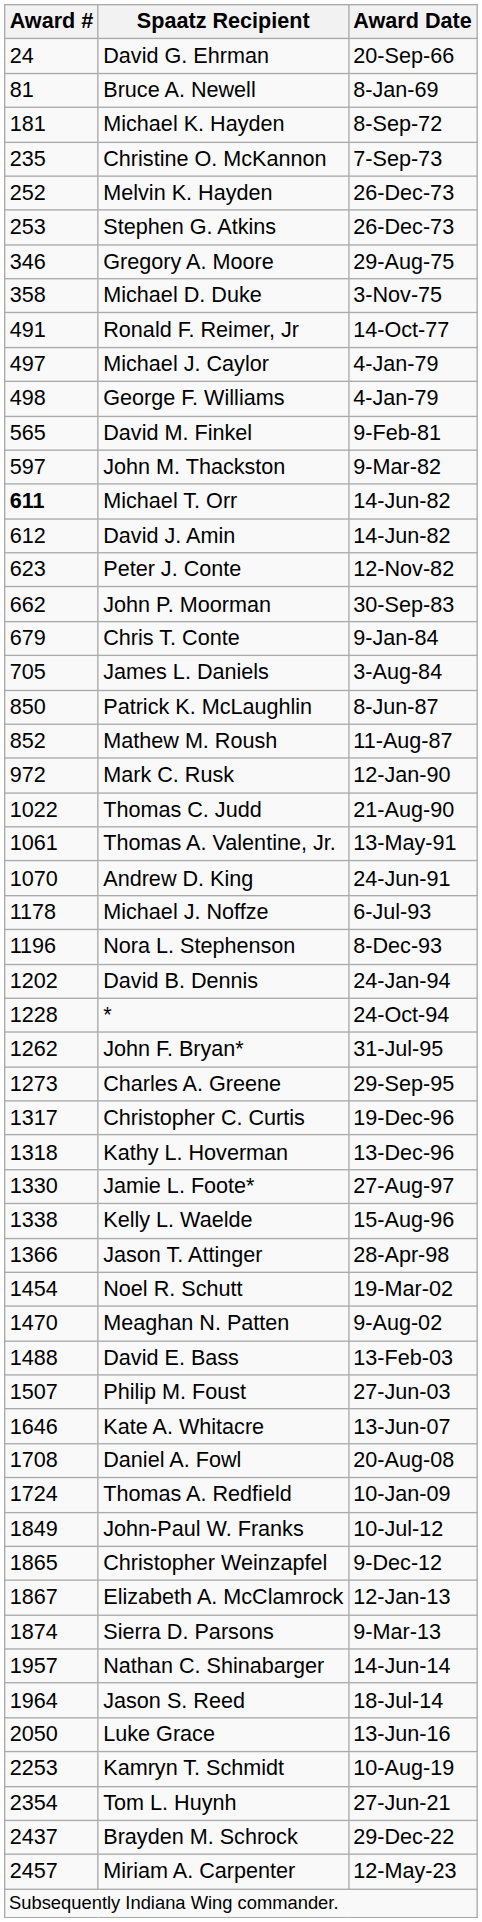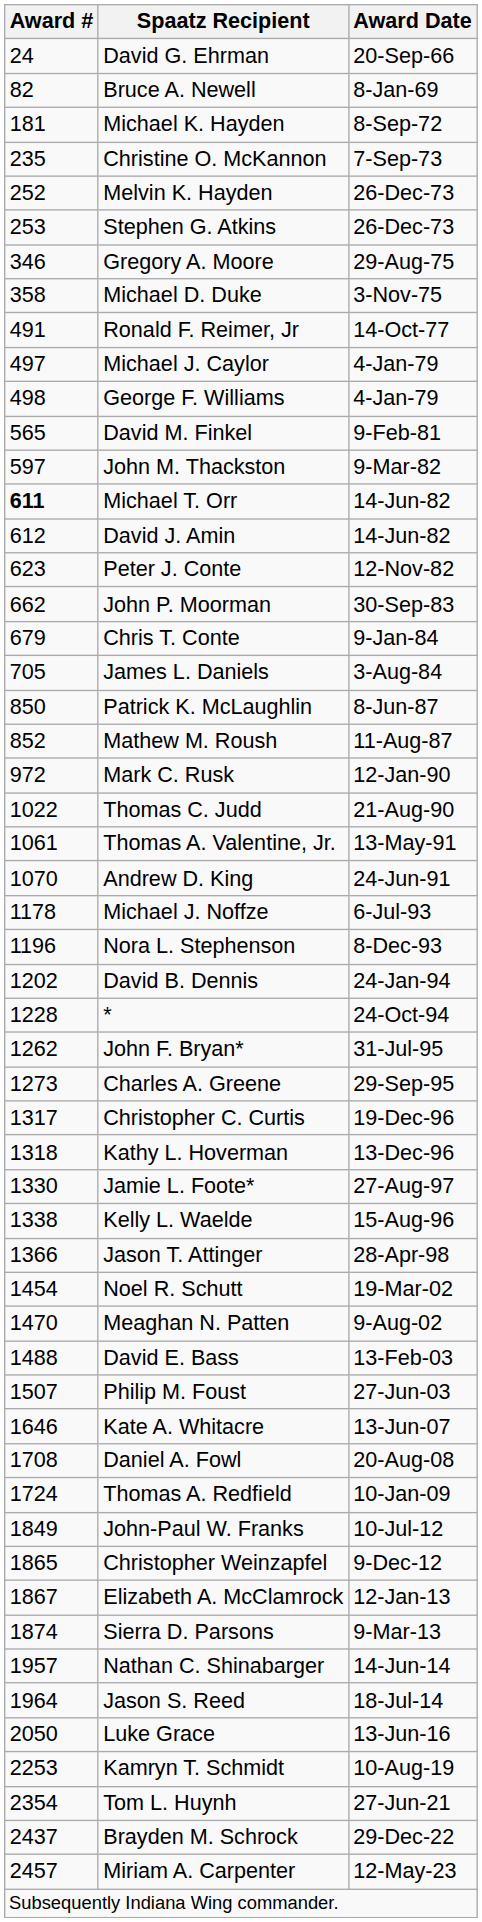(22, 90) 81 -> (22, 90) 82
